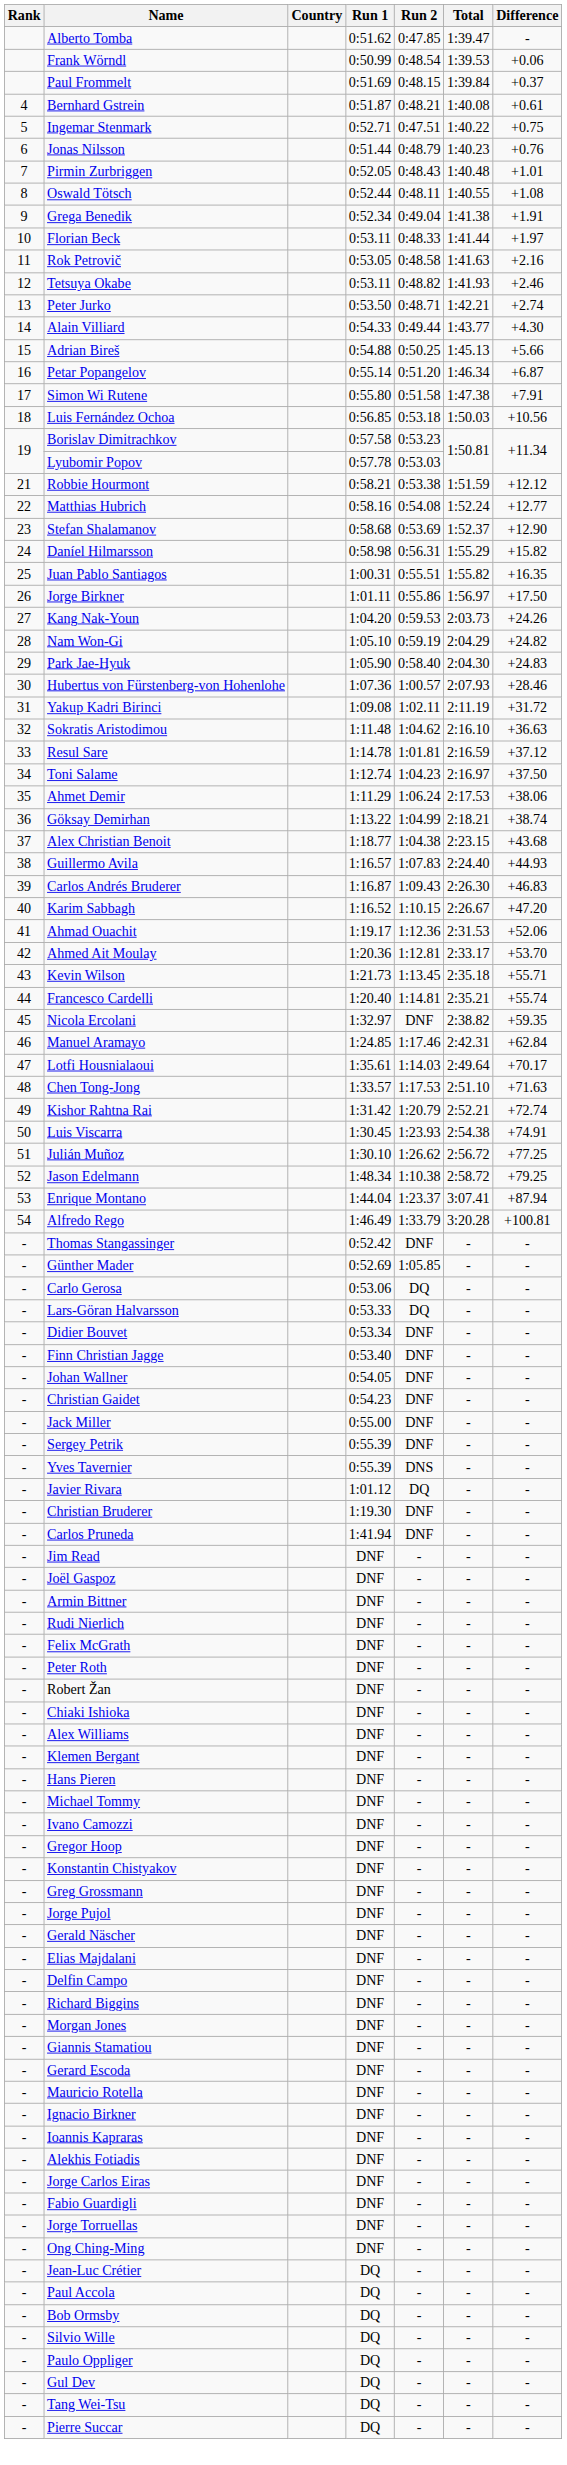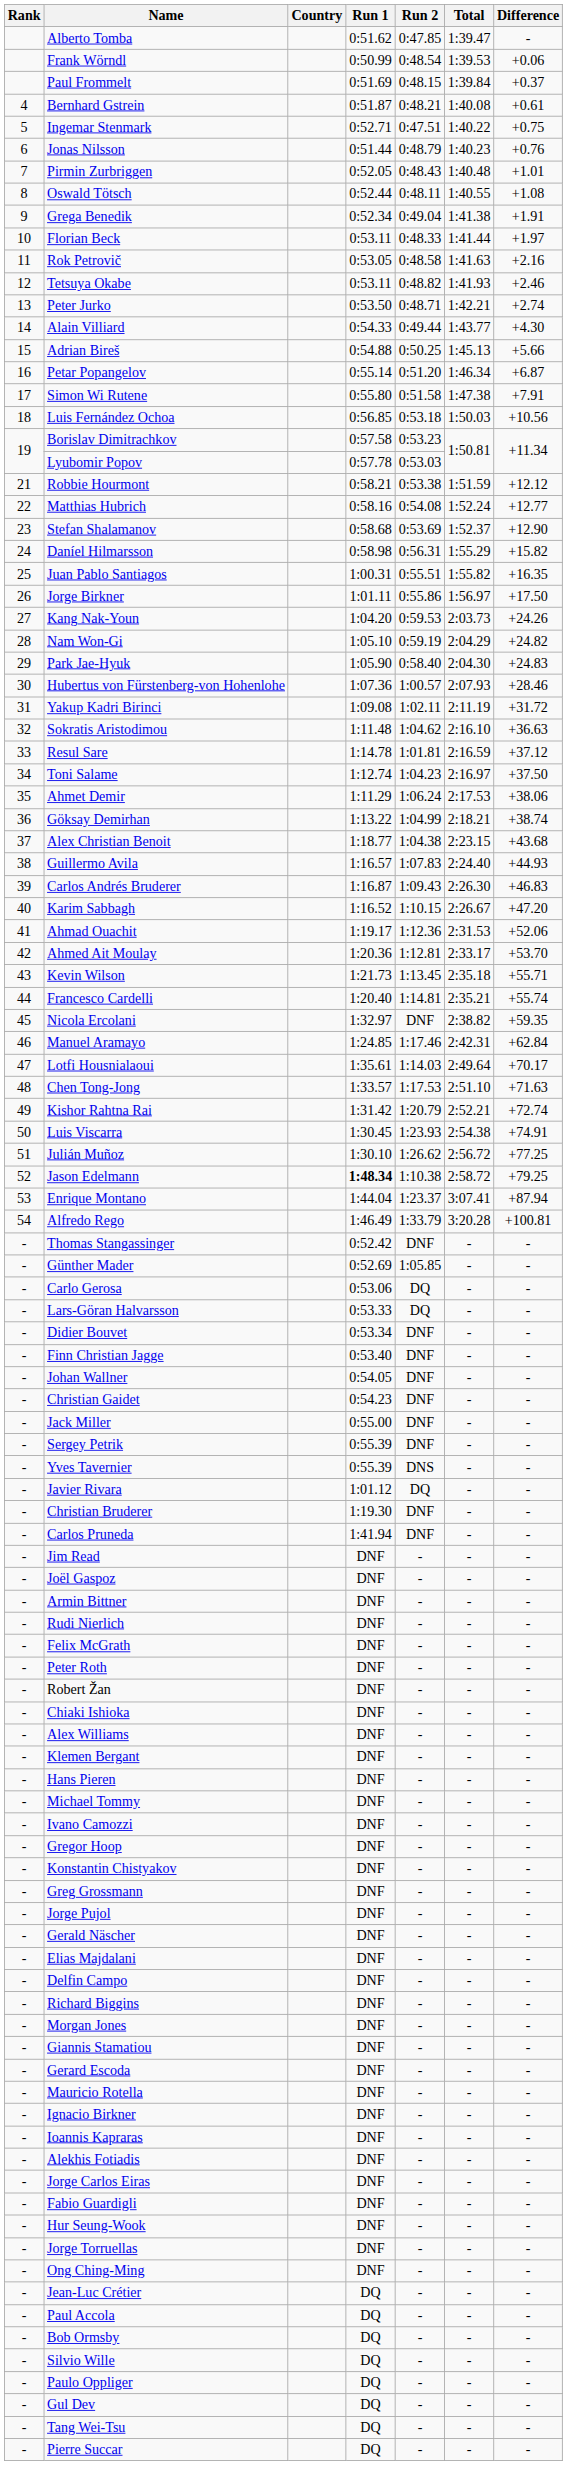(370, 1176) normal -> (370, 1176) bold
+ row: (96, 2226)
